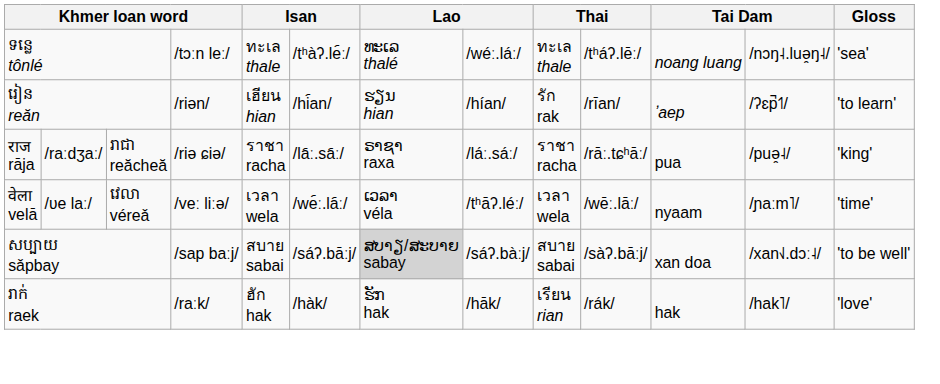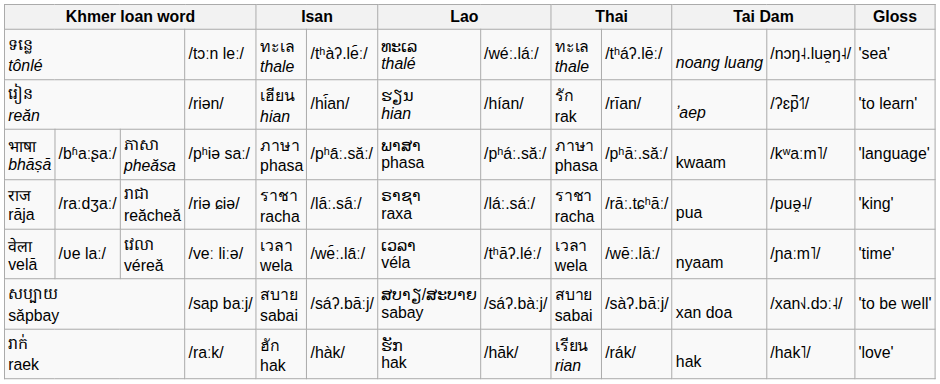+ row: (30, 155)
(411, 254) lightgrey background -> (429, 304) no background
